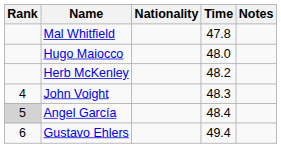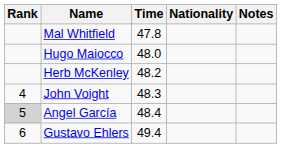columns swapped: (167, 14) <-> (219, 14)
